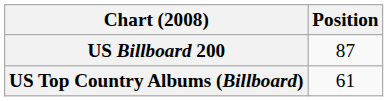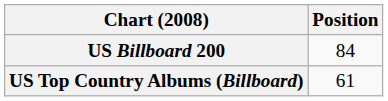(345, 50) 87 -> (345, 50) 84
